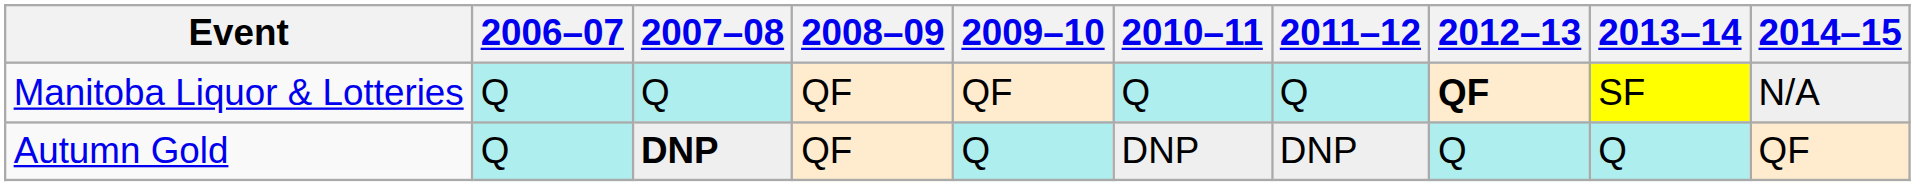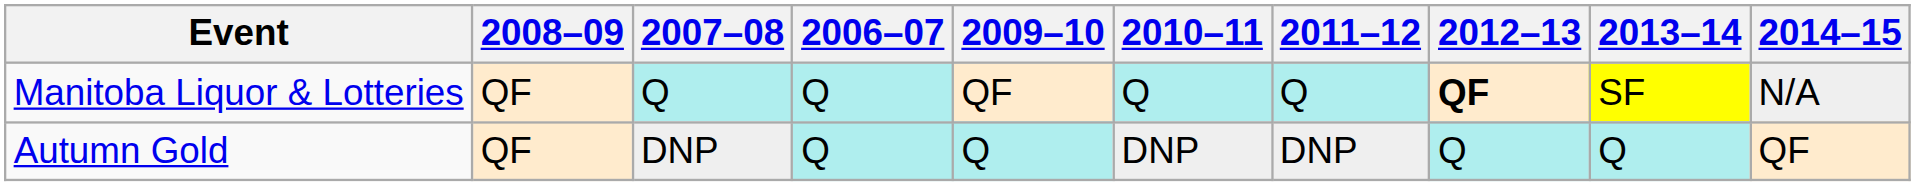columns swapped: (552, 33) <-> (873, 33)
(680, 150) bold -> (680, 150) normal
